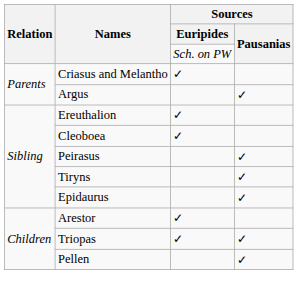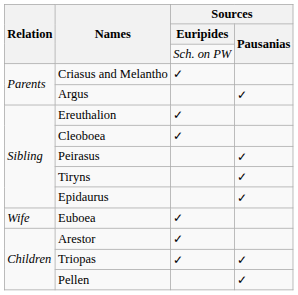+ row: (77, 218)
